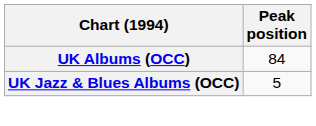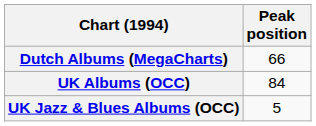+ row: (124, 58)
